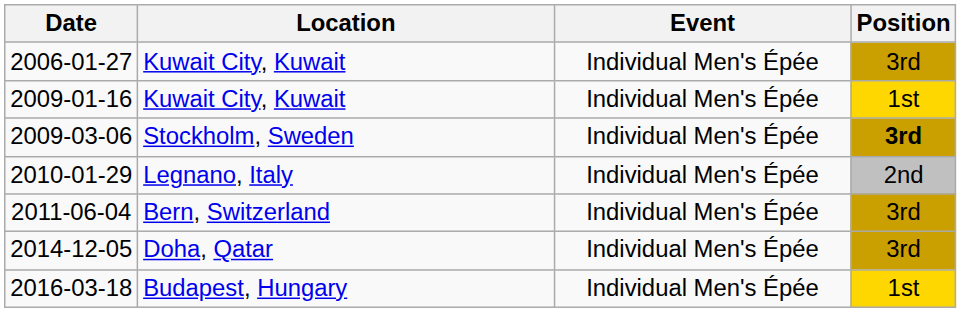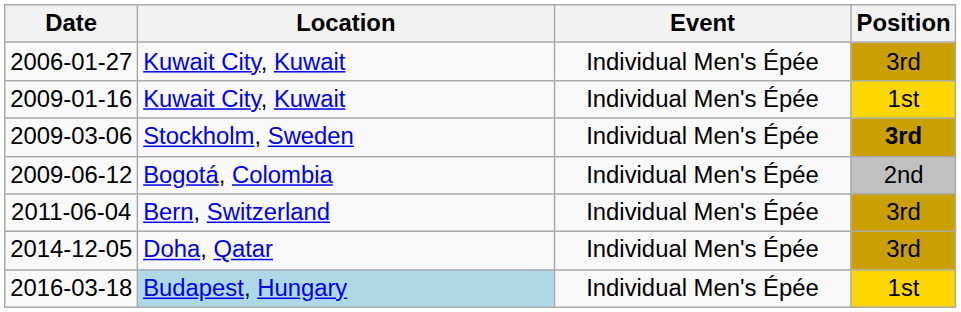+ row: (71, 174)
- row: (71, 174)
(245, 288) no background -> (245, 288) lightblue background
